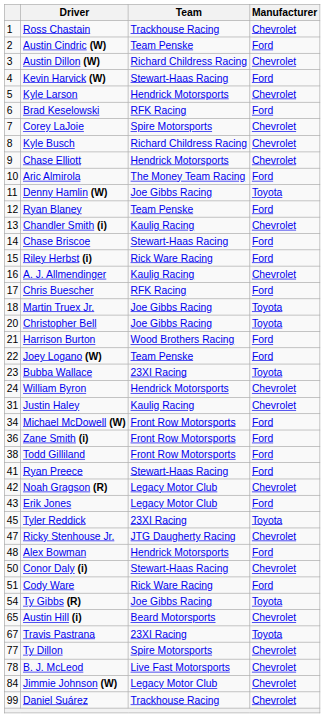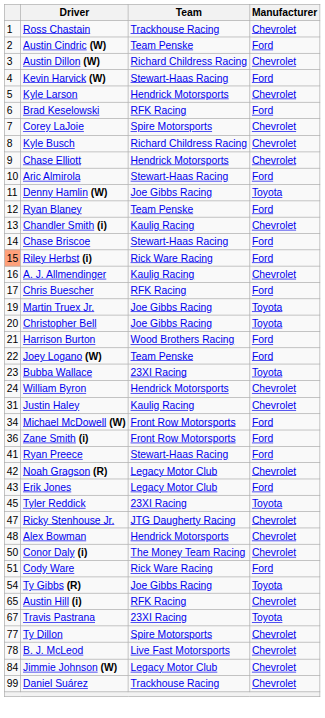(188, 176) The Money Team Racing -> (179, 176) Stewart-Haas Racing
(12, 258) no background -> (12, 258) lightsalmon background
(12, 307) 18 -> (12, 307) 19
- row: (54, 454)
(263, 553) Ford -> (274, 536) Chevrolet
(179, 569) Stewart-Haas Racing -> (188, 553) The Money Team Racing
(173, 618) Beard Motorsports -> (158, 602) RFK Racing
